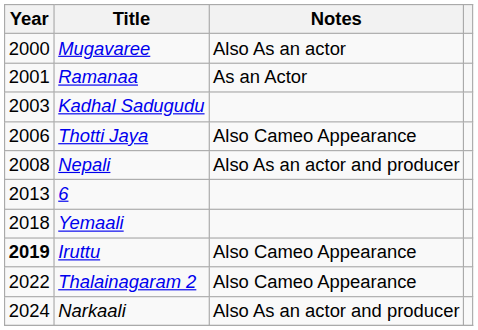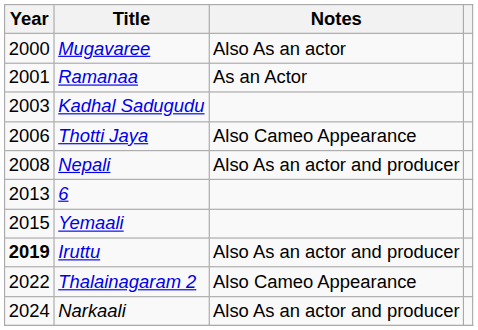(29, 223) 2018 -> (29, 223) 2015
(315, 252) Also Cameo Appearance -> (336, 252) Also As an actor and producer
